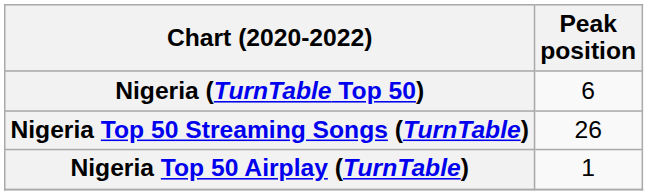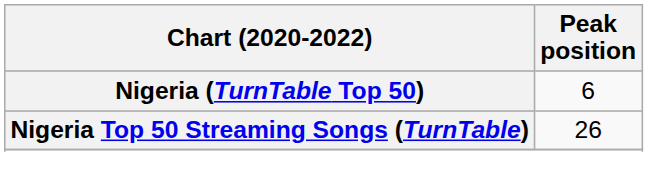- row: (270, 168)
